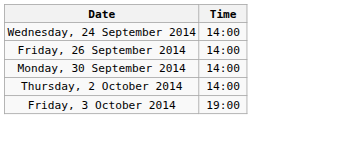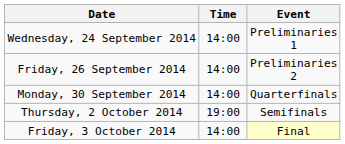+ column: (294, 14)
(223, 86) 14:00 -> (223, 112) 19:00
(223, 105) 19:00 -> (223, 130) 14:00
